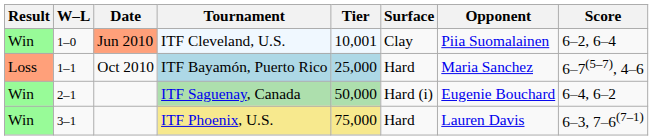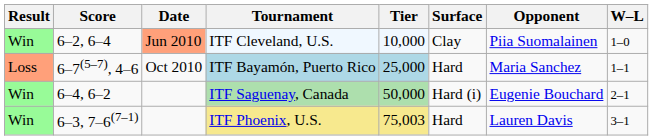columns swapped: (74, 16) <-> (603, 16)
(356, 41) 10,001 -> (404, 41) 10,000
(356, 120) 75,000 -> (404, 120) 75,003
